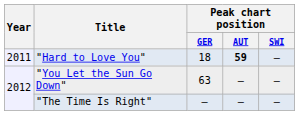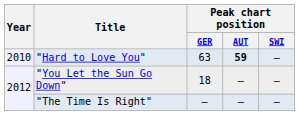(19, 57) 2011 -> (19, 57) 2010
(205, 57) 18 -> (205, 57) 63
(205, 80) 63 -> (205, 80) 18
